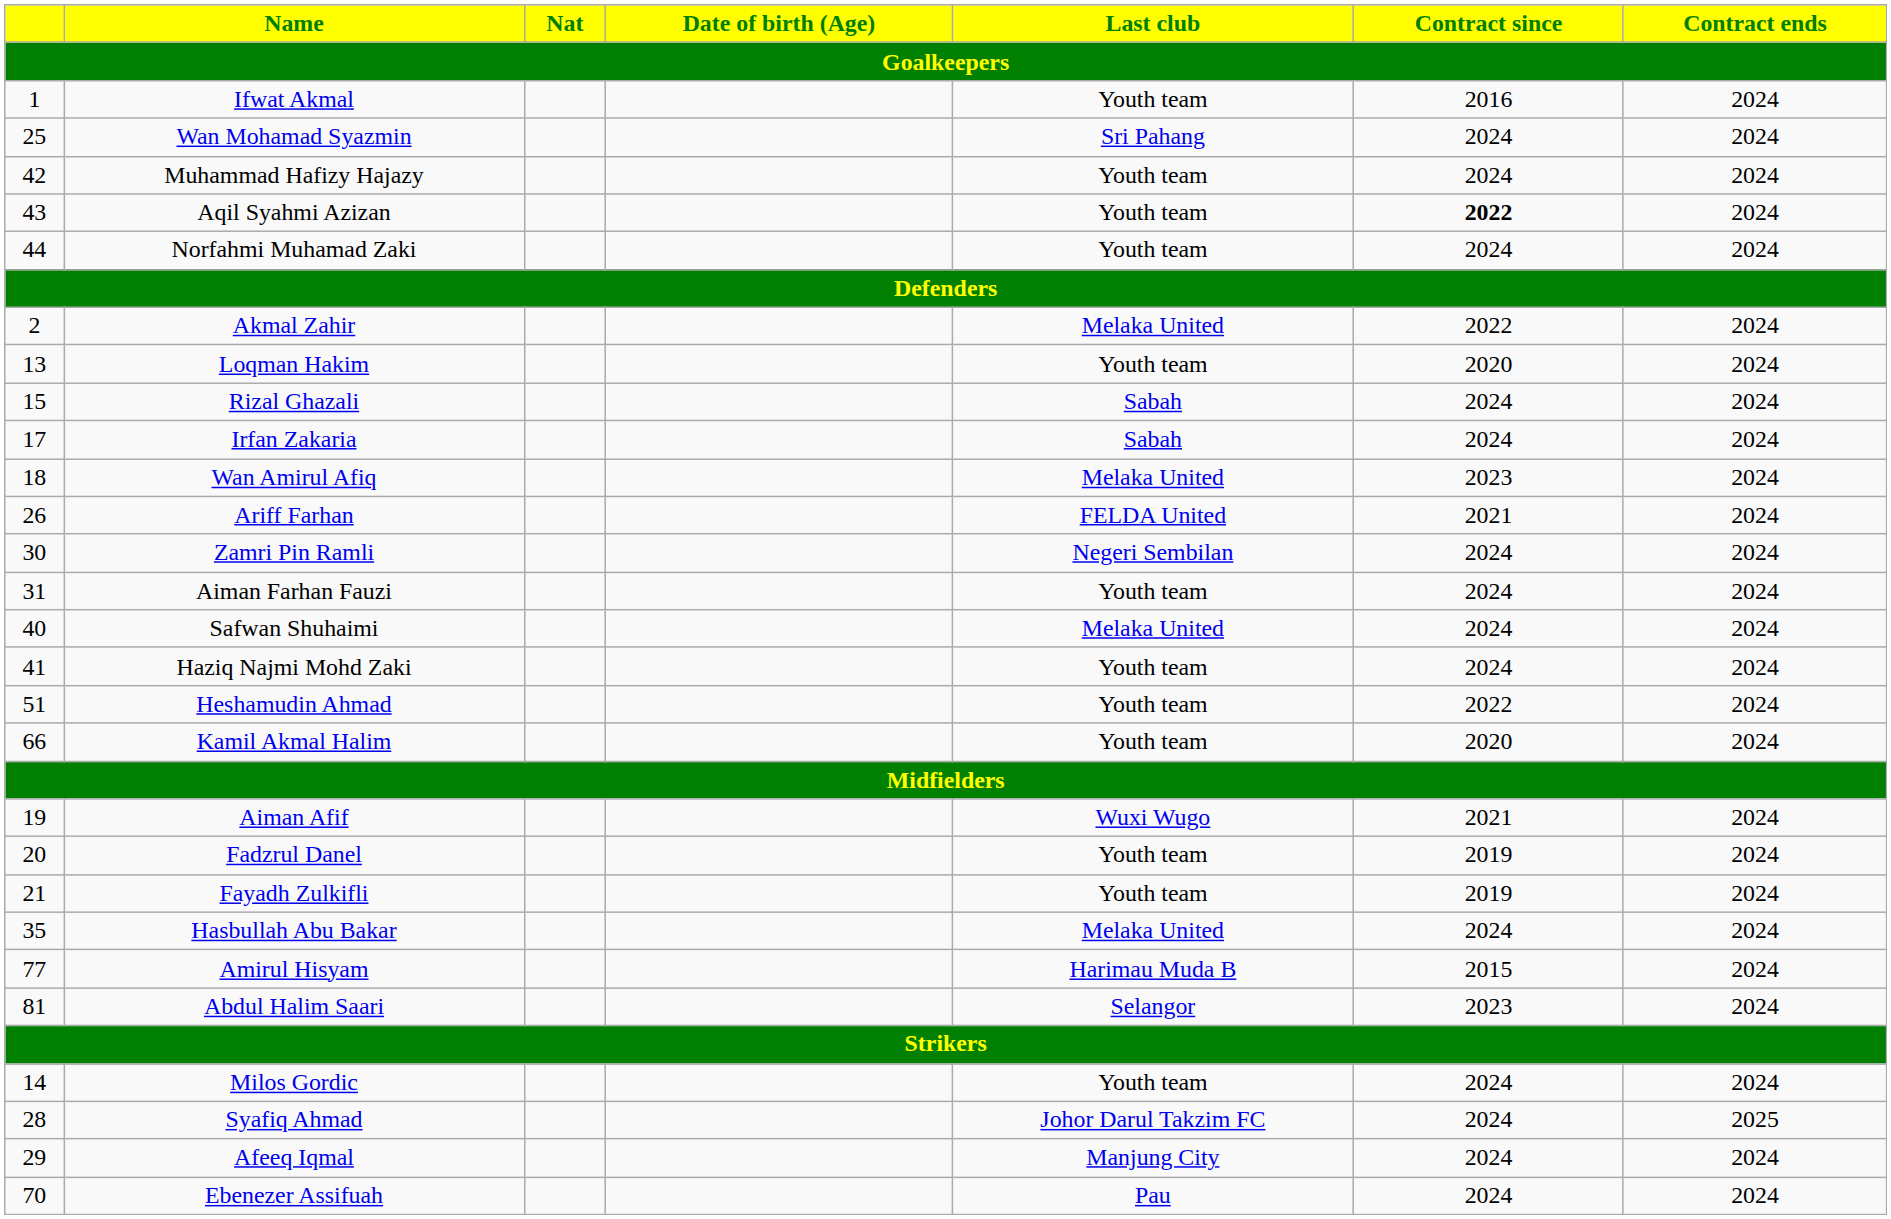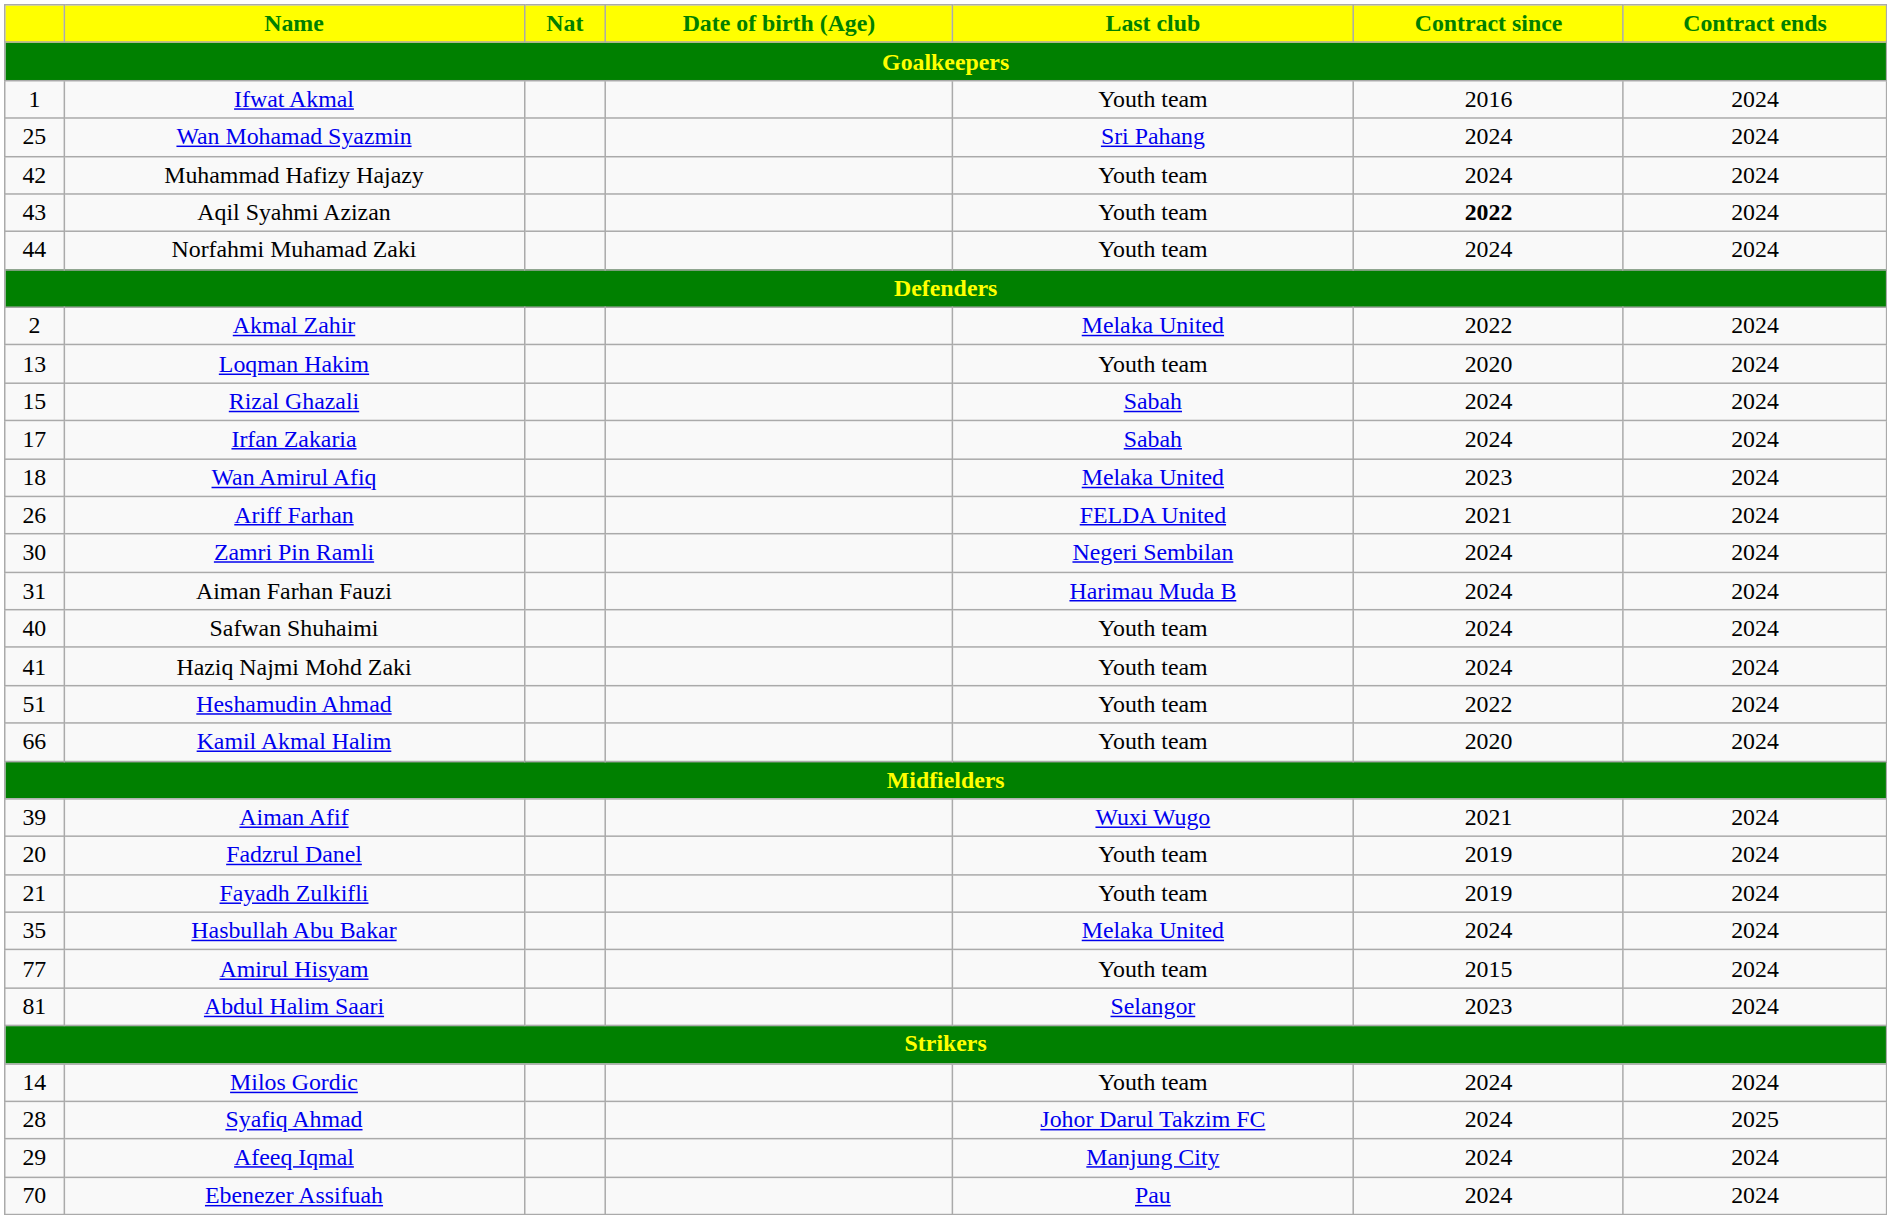(1153, 590) Youth team -> (1153, 590) Harimau Muda B
(1153, 628) Melaka United -> (1153, 628) Youth team
(34, 817) 19 -> (34, 817) 39
(1153, 968) Harimau Muda B -> (1153, 968) Youth team
